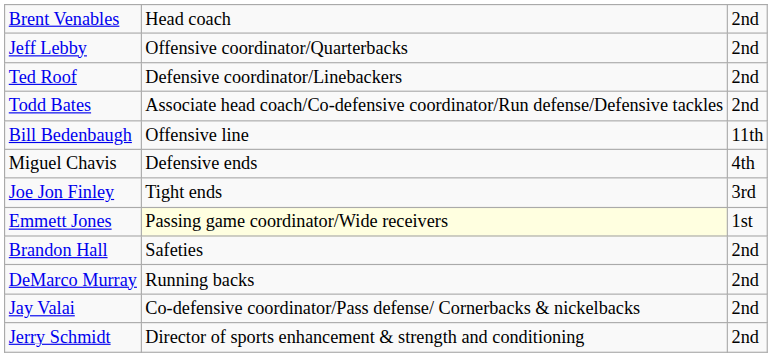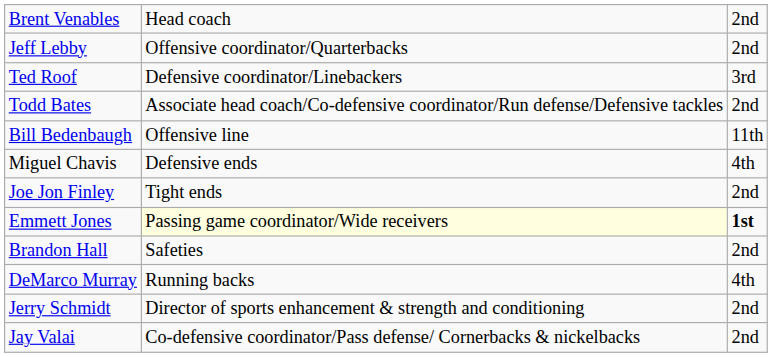(745, 76) 2nd -> (744, 76) 3rd
(744, 192) 3rd -> (745, 192) 2nd
(742, 221) normal -> (743, 221) bold
(745, 279) 2nd -> (743, 279) 4th
rows swapped: (42, 308) <-> (60, 337)
